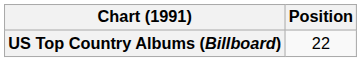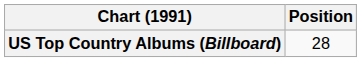(321, 43) 22 -> (321, 43) 28
